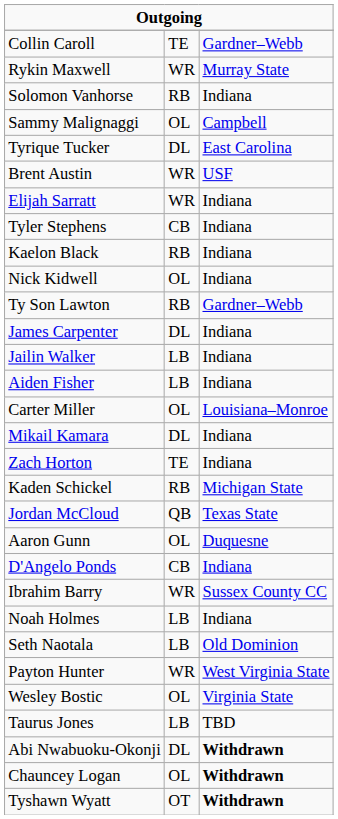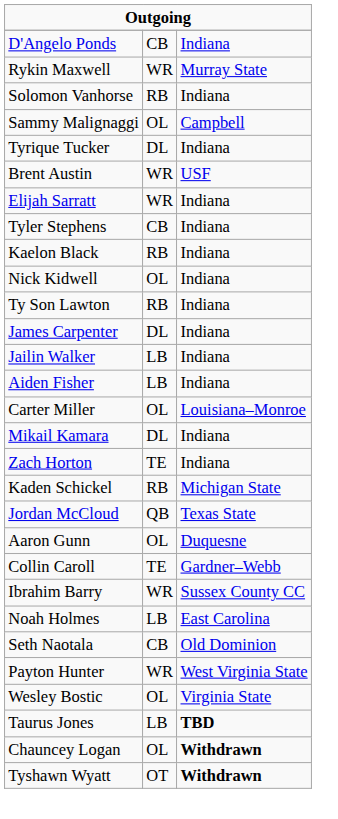rows swapped: (62, 566) <-> (52, 43)
(247, 148) East Carolina -> (205, 148) Indiana
(253, 305) Gardner–Webb -> (205, 305) Indiana
(227, 618) Indiana -> (225, 618) East Carolina
(179, 644) LB -> (157, 644) CB
(219, 723) normal -> (197, 723) bold
- row: (85, 749)
